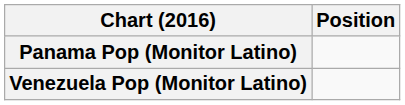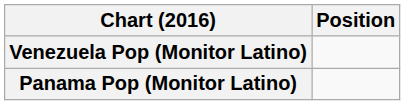rows swapped: (158, 52) <-> (158, 83)
